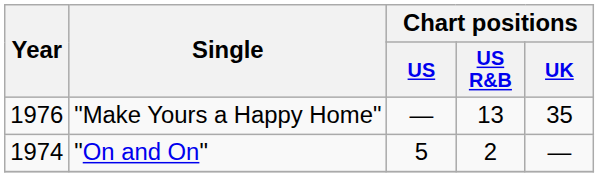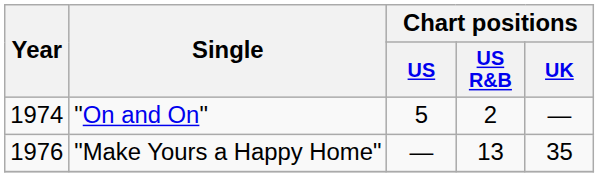rows swapped: (141, 153) <-> (228, 115)
